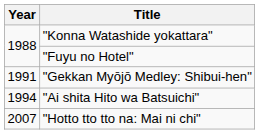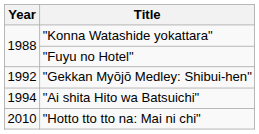(22, 77) 1991 -> (22, 77) 1992
(22, 118) 2007 -> (22, 118) 2010
